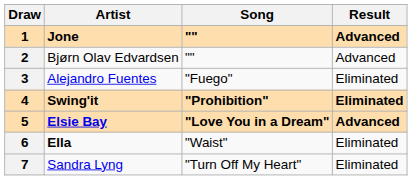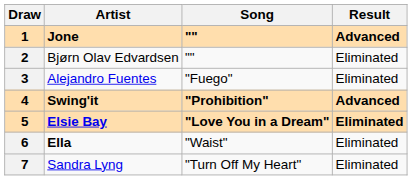(365, 57) Advanced -> (367, 57) Eliminated
(370, 100) Eliminated -> (368, 100) Advanced
(368, 121) Advanced -> (370, 121) Eliminated
